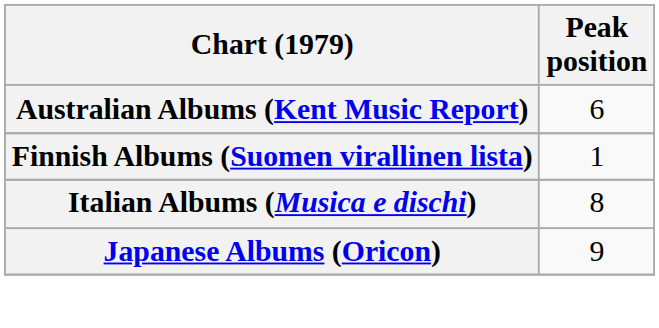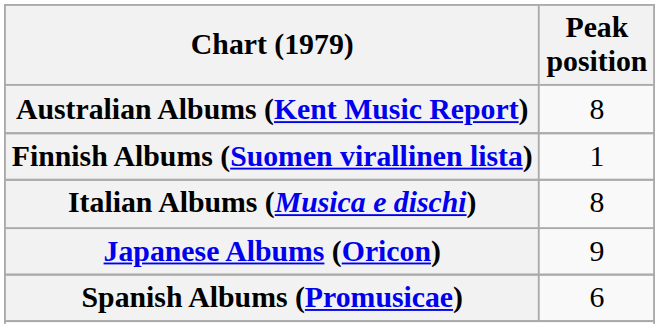(597, 108) 6 -> (597, 108) 8
+ row: (272, 297)
